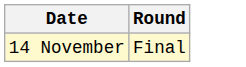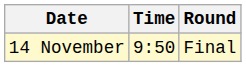+ column: (154, 19)
